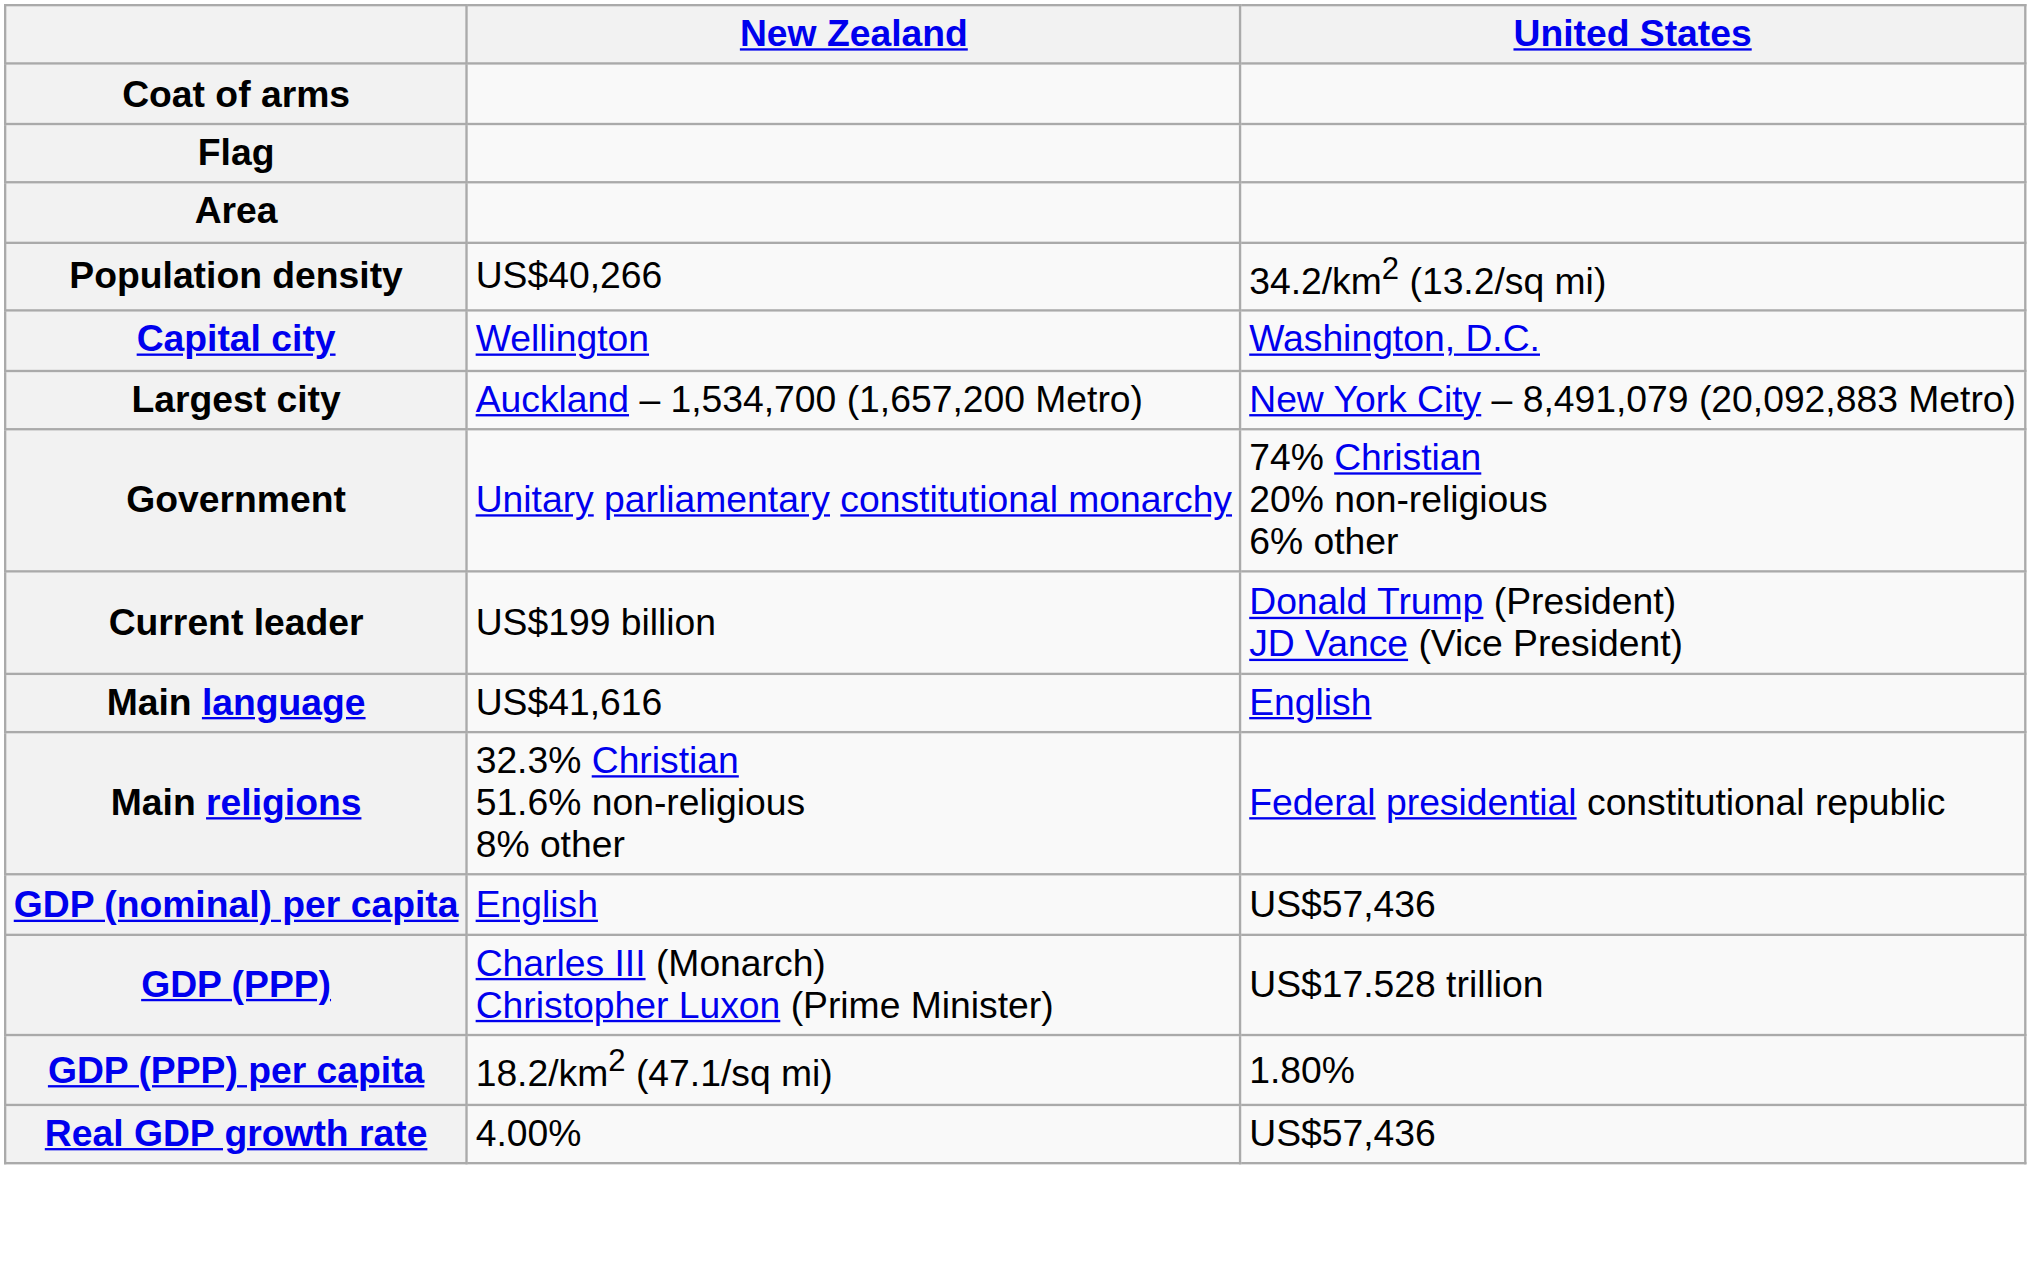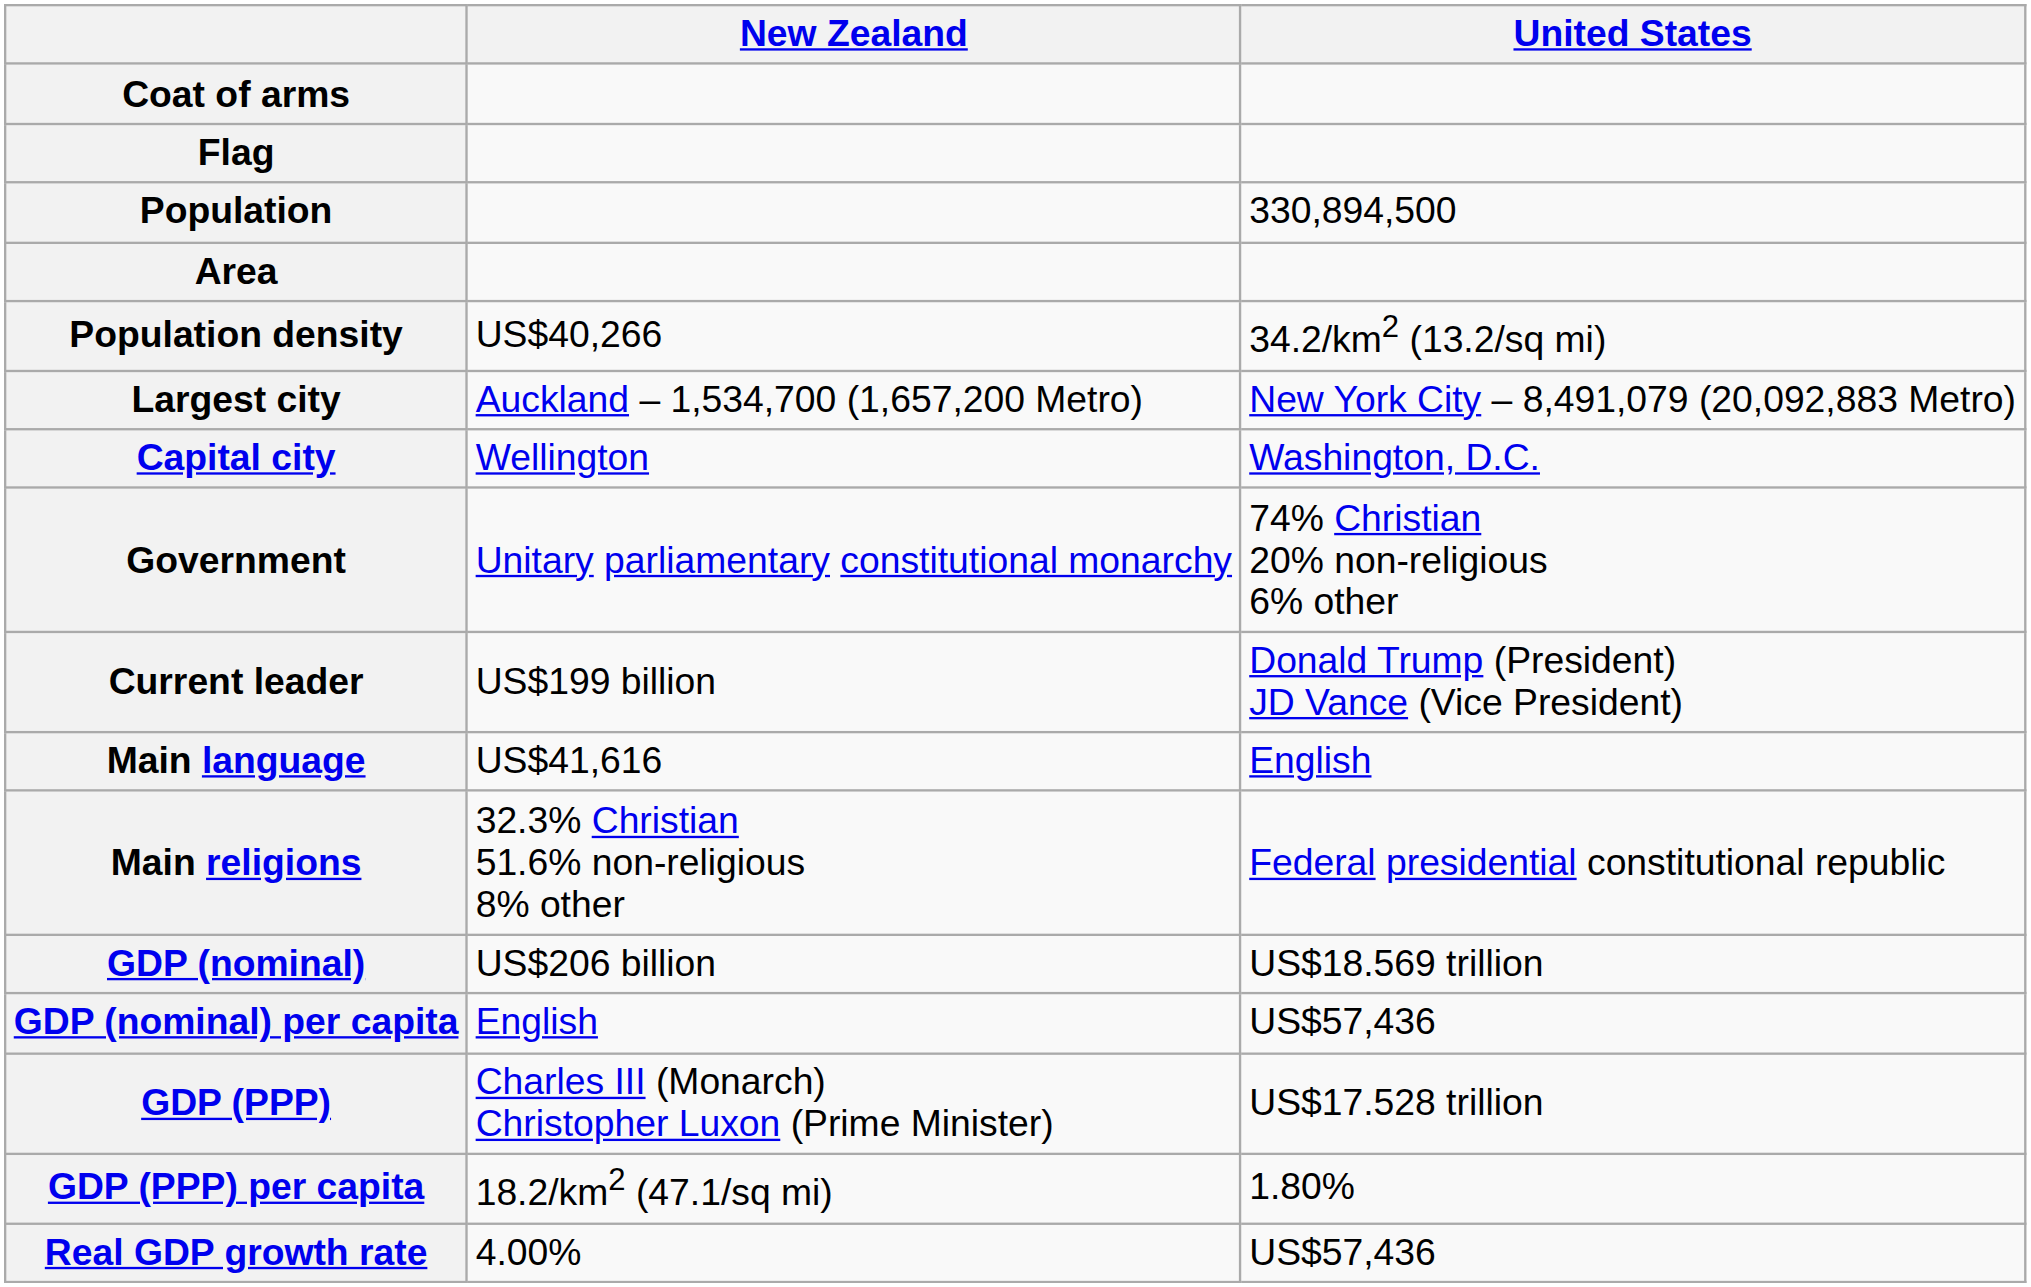+ row: (236, 211)
rows swapped: (236, 339) <-> (236, 398)
+ row: (236, 963)
